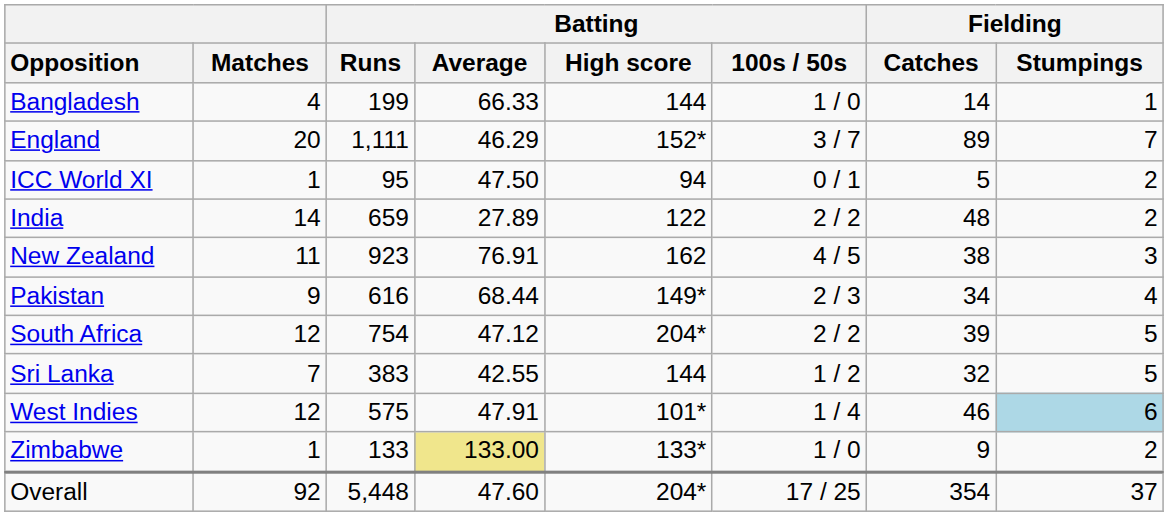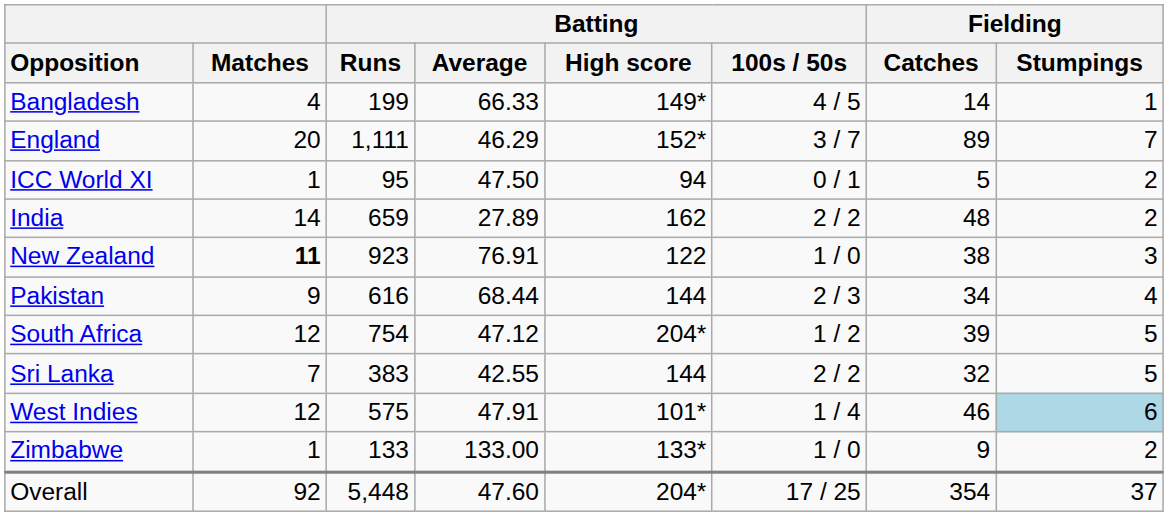(686, 101) 144 -> (681, 101) 149*
(837, 101) 1 / 0 -> (837, 101) 4 / 5
(686, 218) 122 -> (686, 218) 162
(308, 256) normal -> (308, 256) bold
(686, 256) 162 -> (686, 256) 122
(837, 256) 4 / 5 -> (837, 256) 1 / 0
(681, 295) 149* -> (686, 295) 144
(837, 334) 2 / 2 -> (837, 334) 1 / 2
(837, 373) 1 / 2 -> (837, 373) 2 / 2
(501, 450) khaki background -> (501, 450) no background
